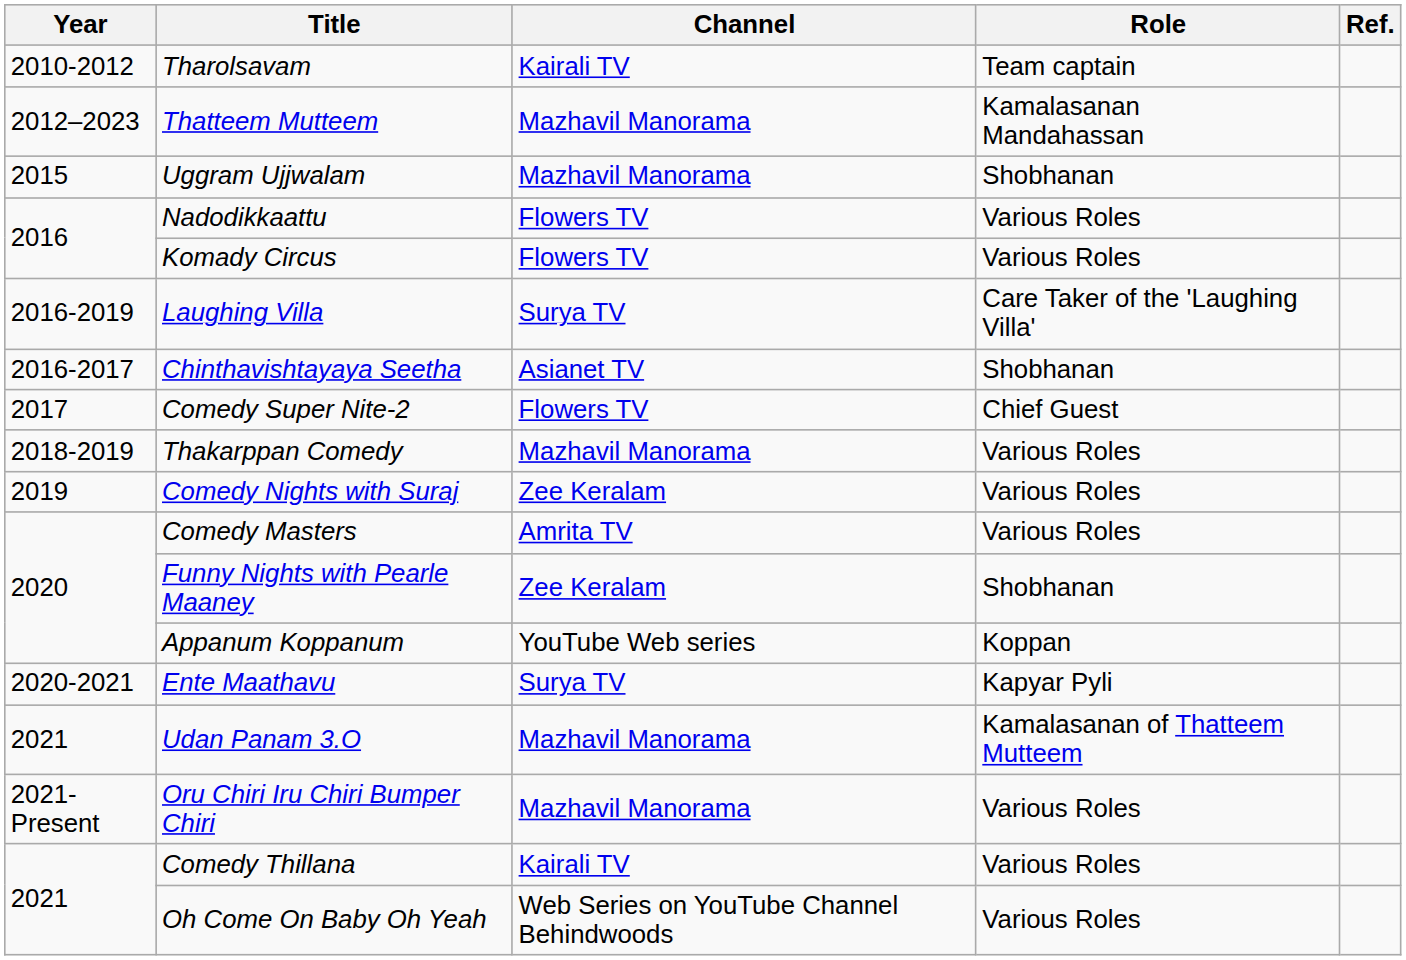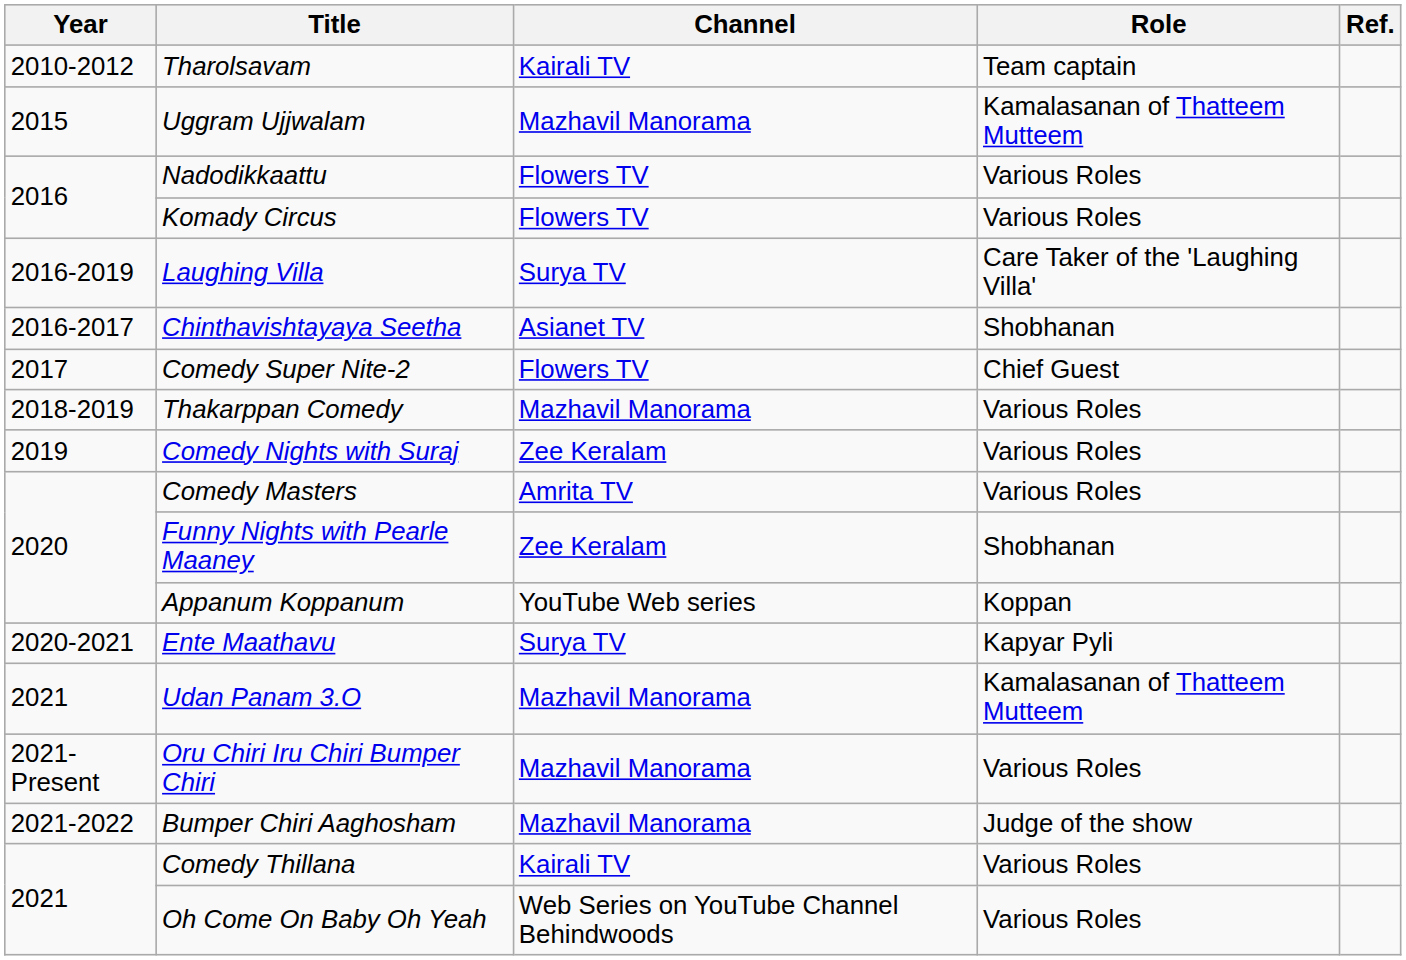- row: (270, 121)
(1048, 176) Shobhanan -> (1134, 121) Kamalasanan of Thatteem Mutteem
+ row: (309, 823)
